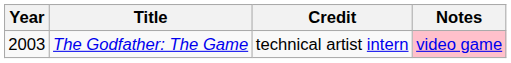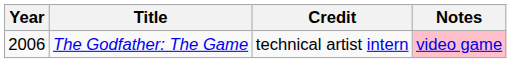(27, 44) 2003 -> (27, 44) 2006
